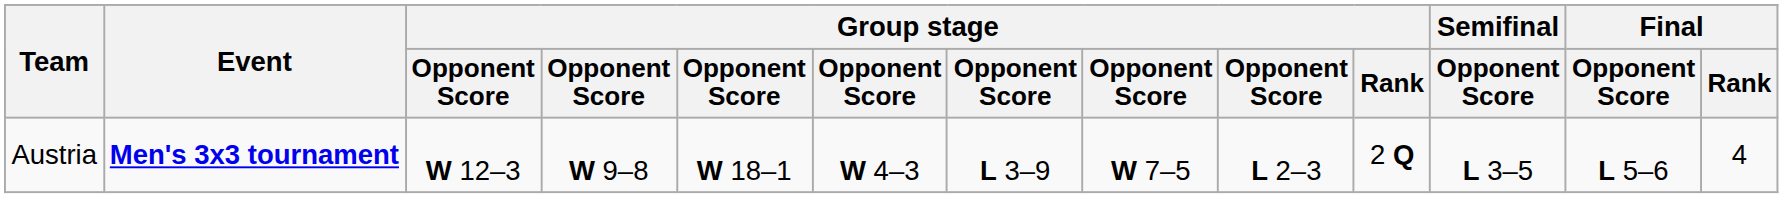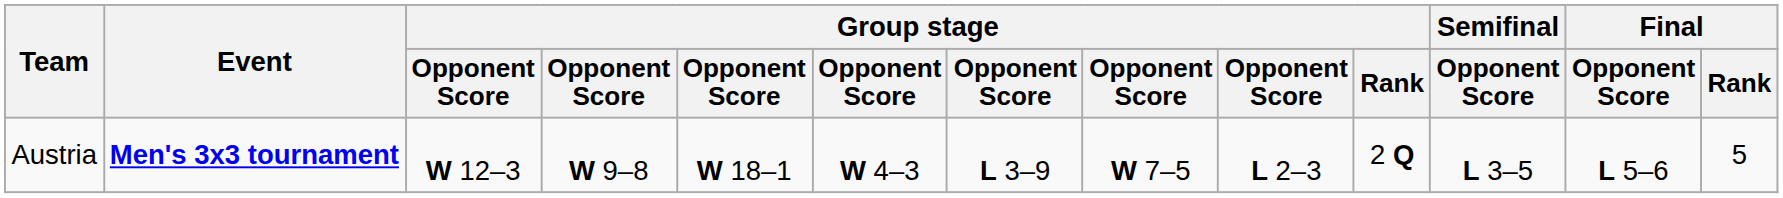(1739, 155) 4 -> (1739, 155) 5
